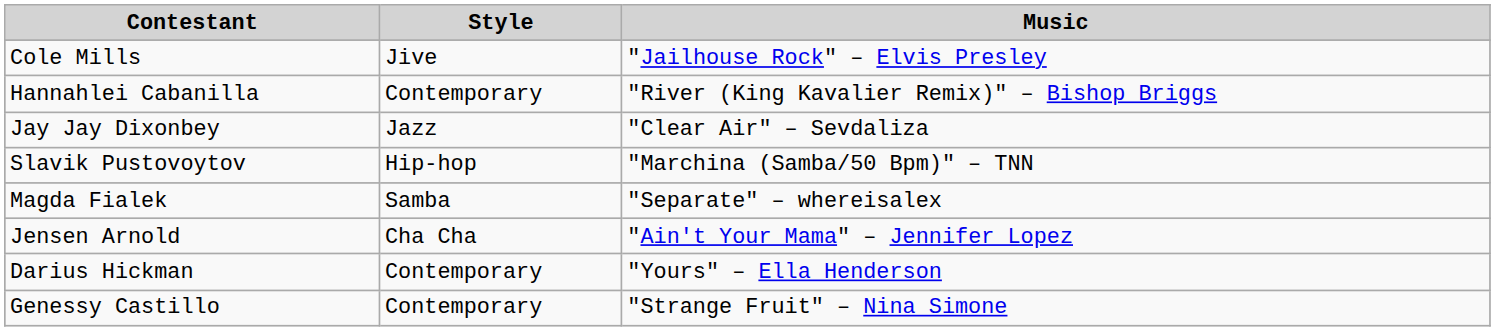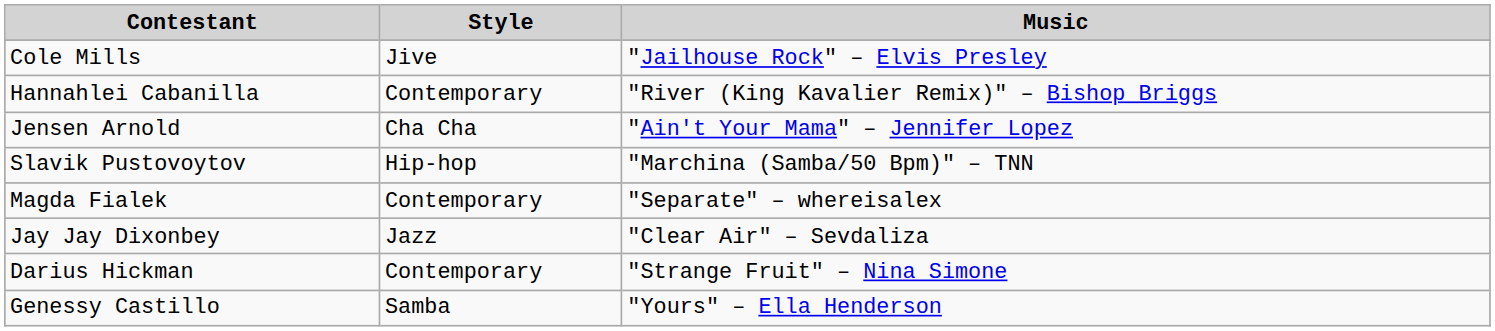rows swapped: (115, 129) <-> (95, 236)
(418, 201) Samba -> (464, 201) Contemporary
(785, 272) "Yours" – Ella Henderson -> (817, 272) "Strange Fruit" – Nina Simone
(464, 307) Contemporary -> (418, 307) Samba
(817, 307) "Strange Fruit" – Nina Simone -> (785, 307) "Yours" – Ella Henderson
